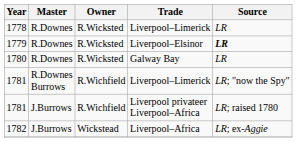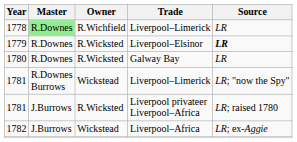(52, 28) no background -> (52, 28) lightgreen background
(100, 28) R.Wicksted -> (101, 28) R.Wichfield
(101, 80) R.Wichfield -> (98, 80) Wickstead
(101, 107) R.Wichfield -> (100, 107) R.Wicksted
